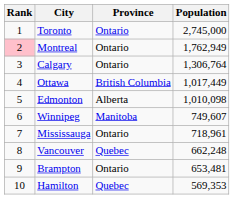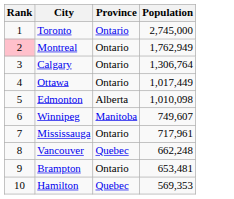(133, 82) British Columbia -> (112, 82) Ontario
(209, 133) 718,961 -> (175, 133) 717,961
